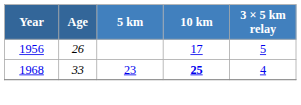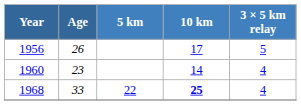+ row: (32, 70)
(130, 70) 23 -> (130, 90) 22
